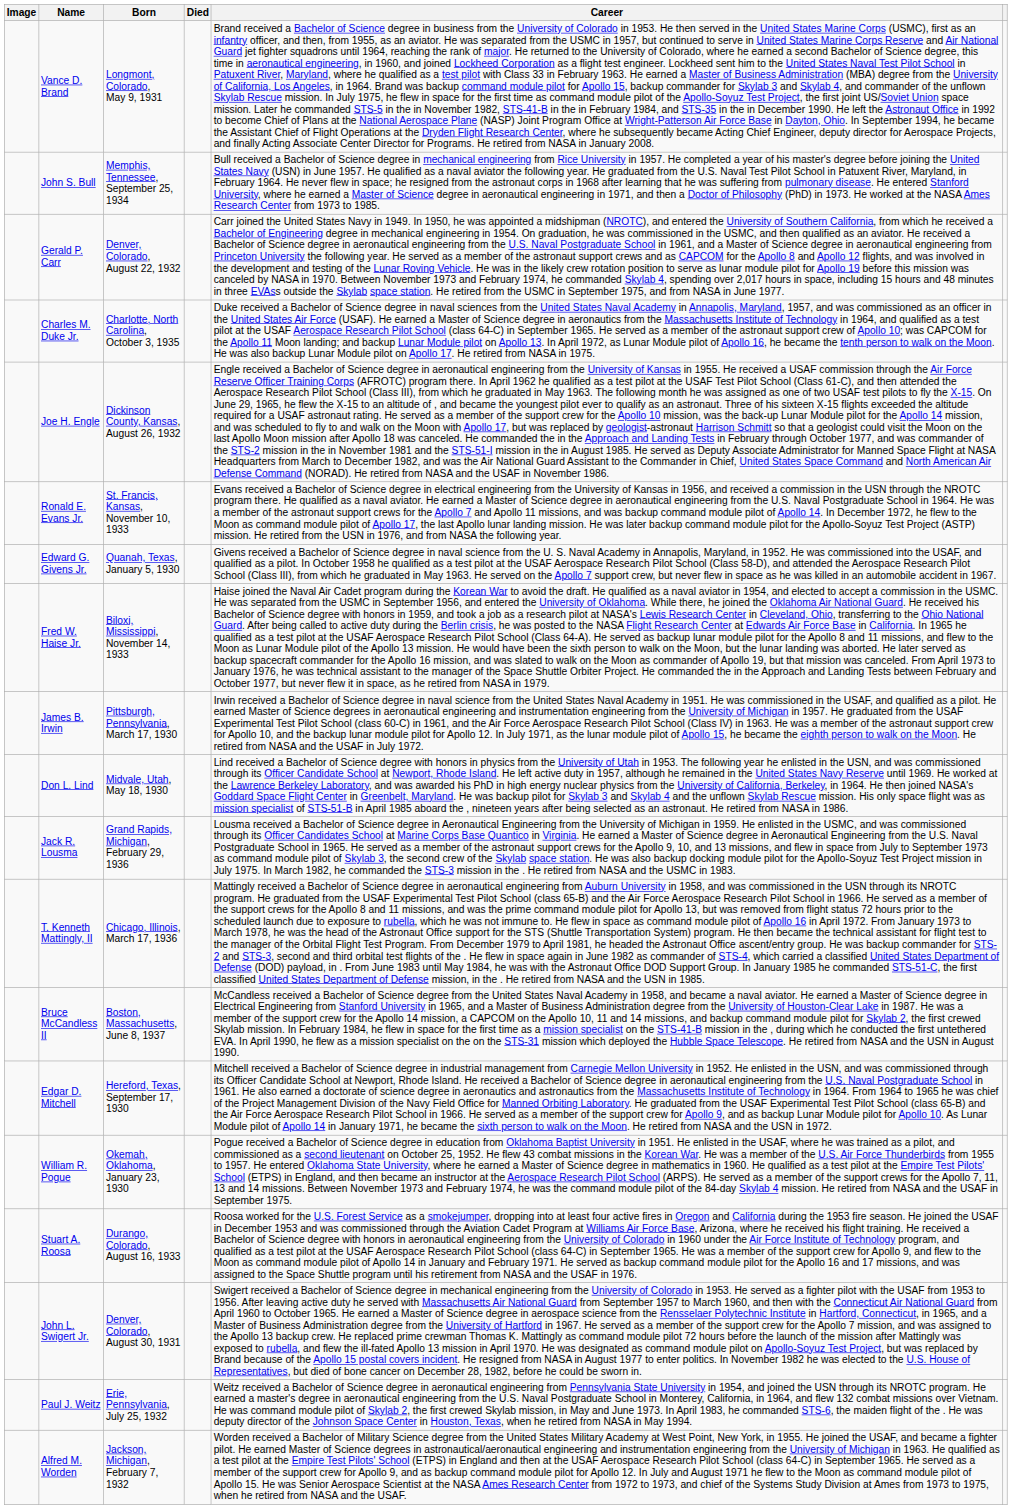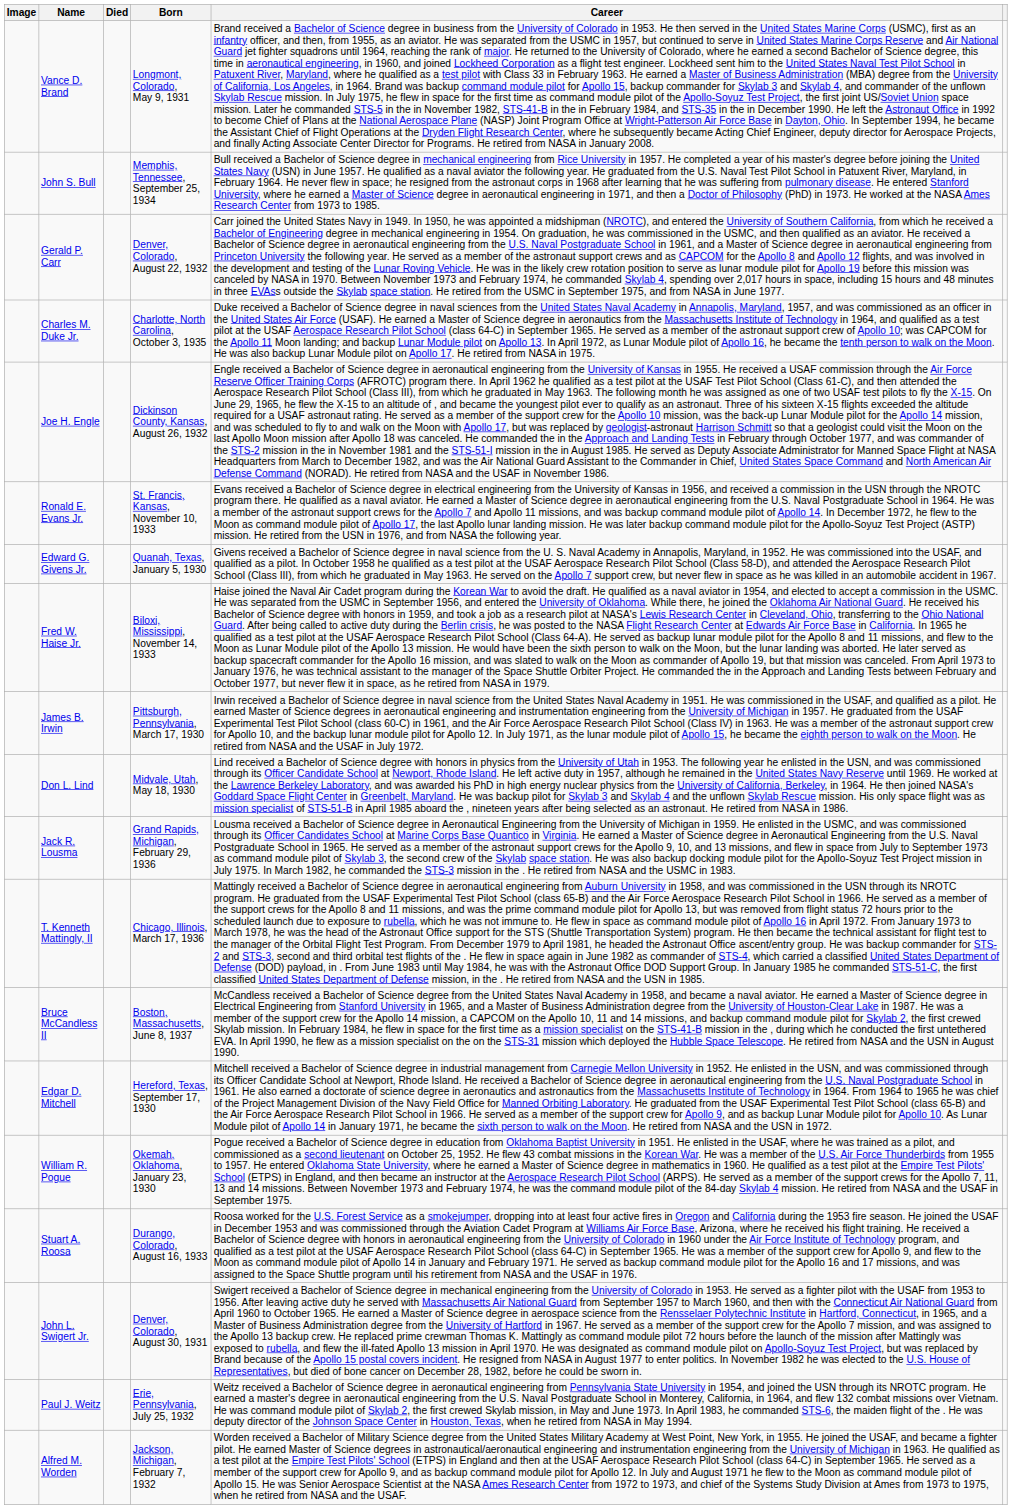columns swapped: (144, 12) <-> (198, 12)
